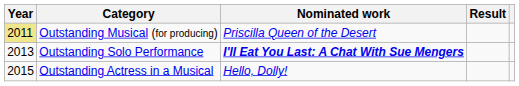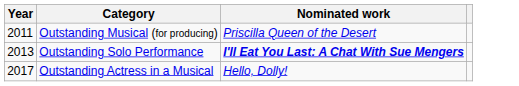- column: (488, 14)
(20, 33) khaki background -> (20, 33) no background
(20, 71) 2015 -> (20, 71) 2017
